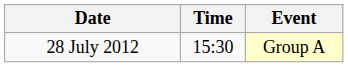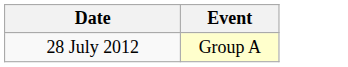- column: (213, 18)
